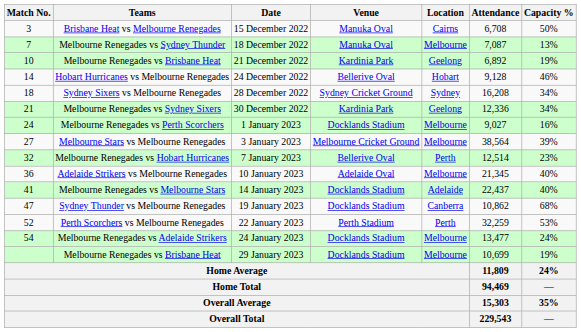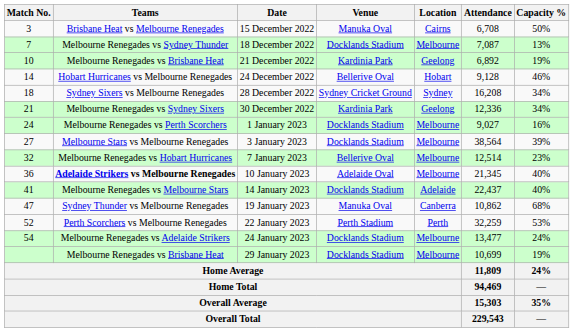(366, 45) Manuka Oval -> (365, 45) Docklands Stadium
(366, 142) Melbourne Cricket Ground -> (365, 142) Docklands Stadium
(445, 158) Perth -> (438, 158) Melbourne
(142, 174) normal -> (145, 174) bold
(366, 206) Docklands Stadium -> (365, 206) Manuka Oval
